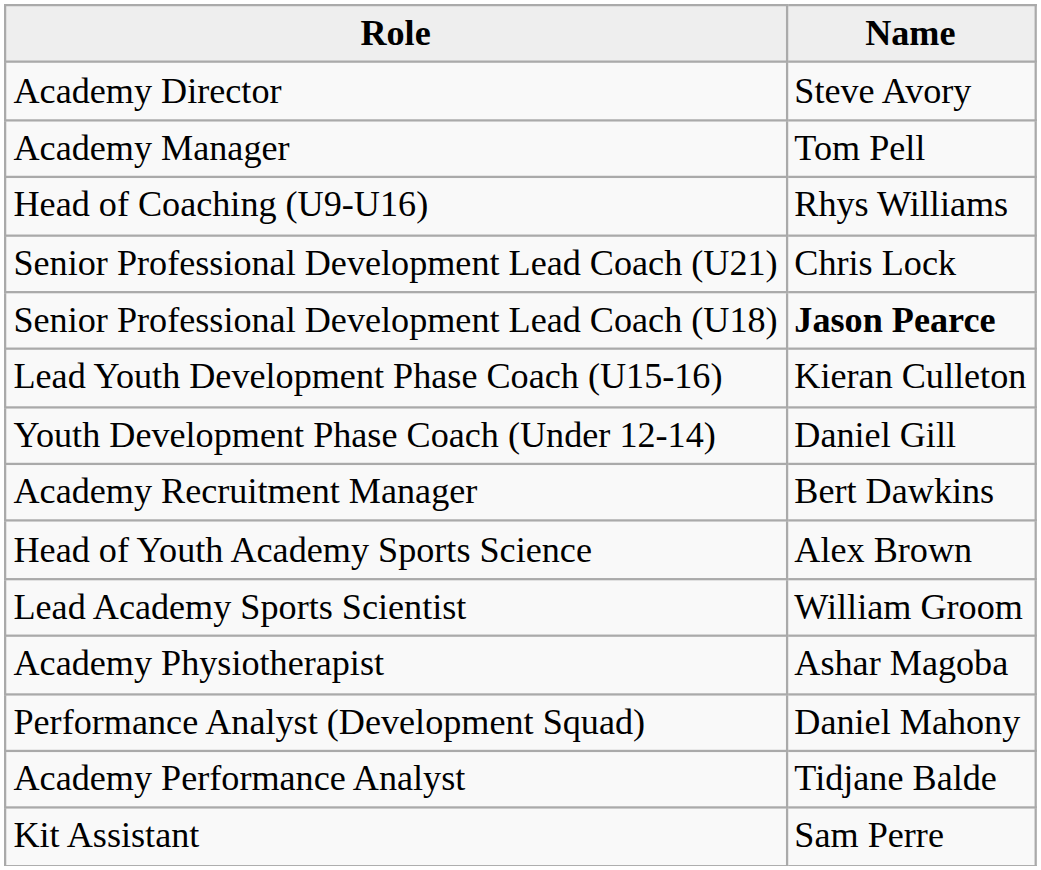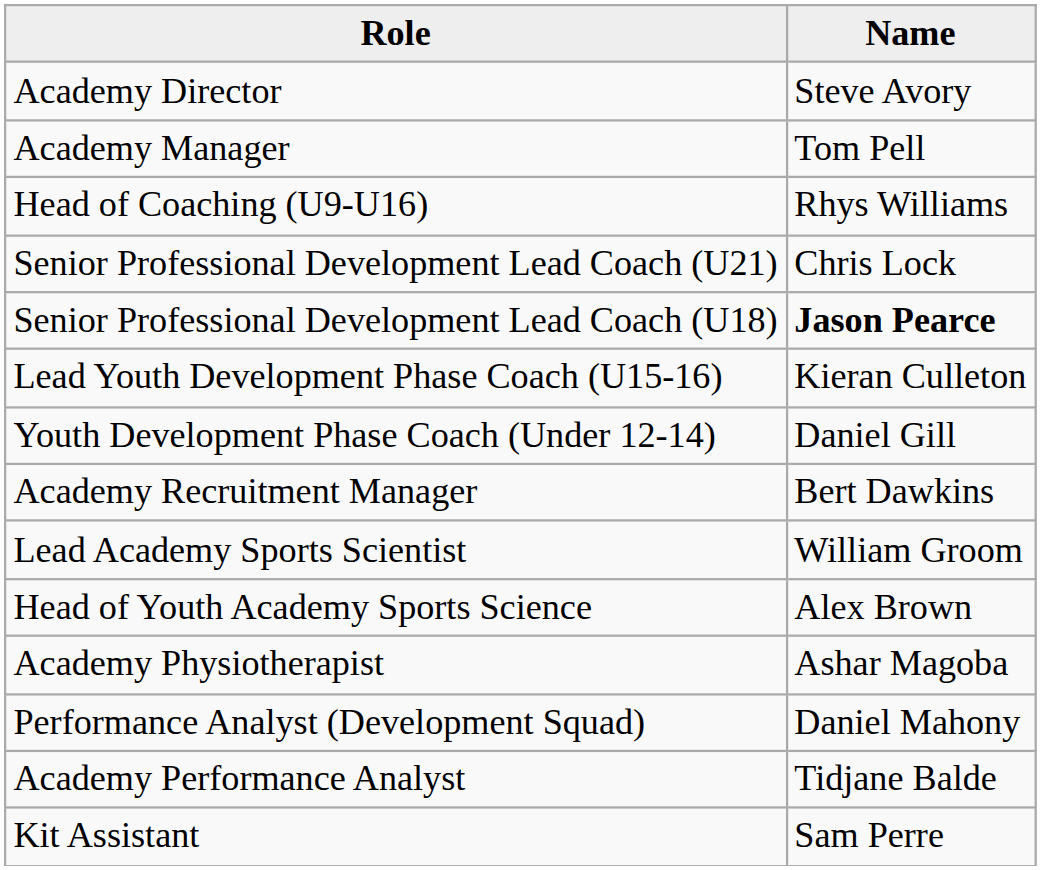rows swapped: (303, 549) <-> (240, 606)
